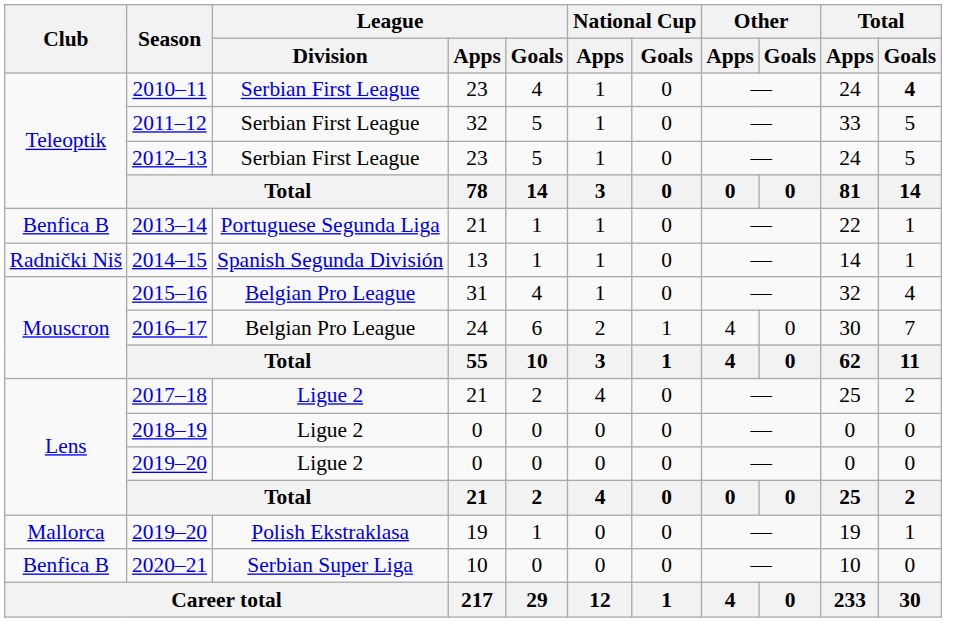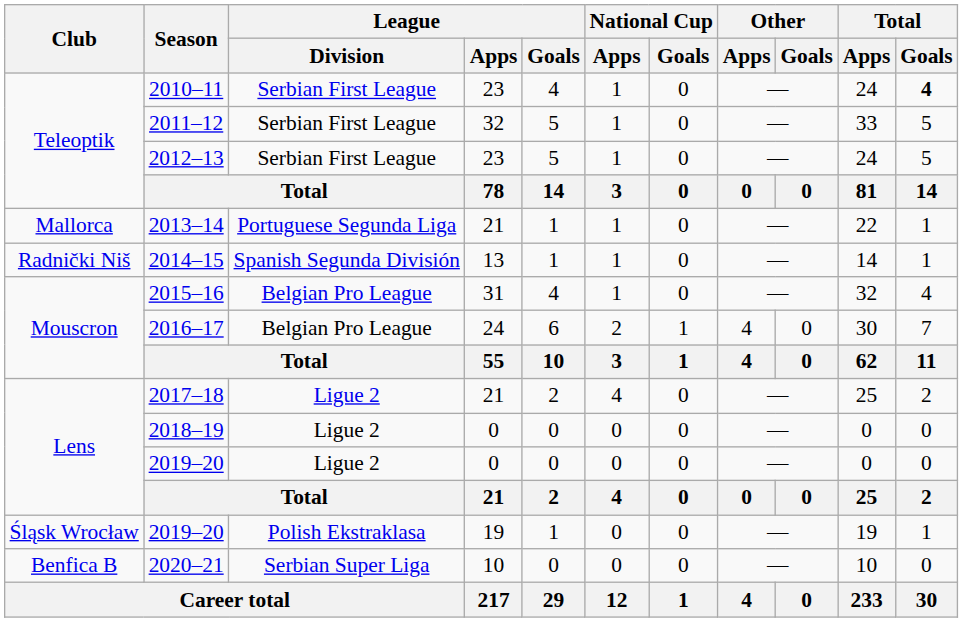(66, 225) Benfica B -> (74, 225) Mallorca
(66, 531) Mallorca -> (74, 531) Śląsk Wrocław
